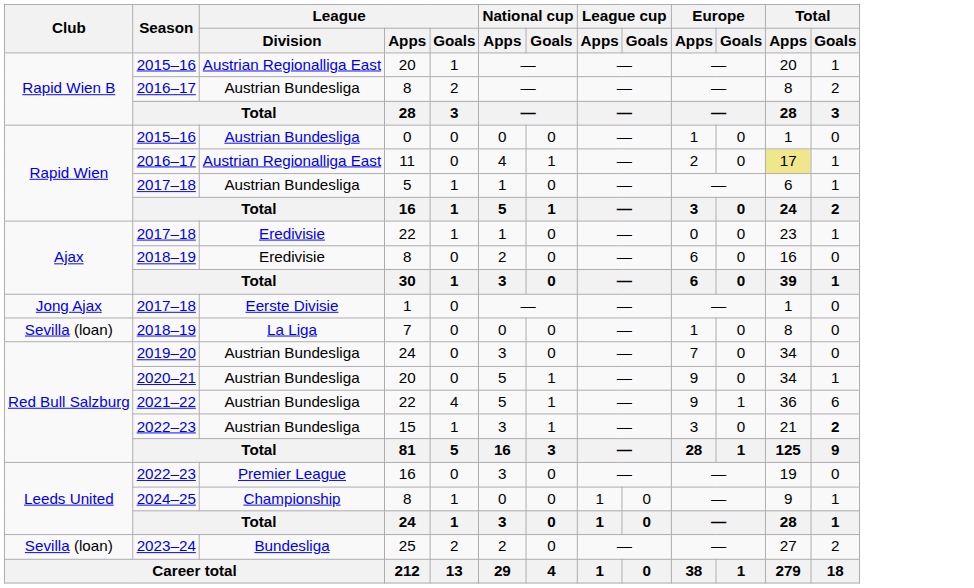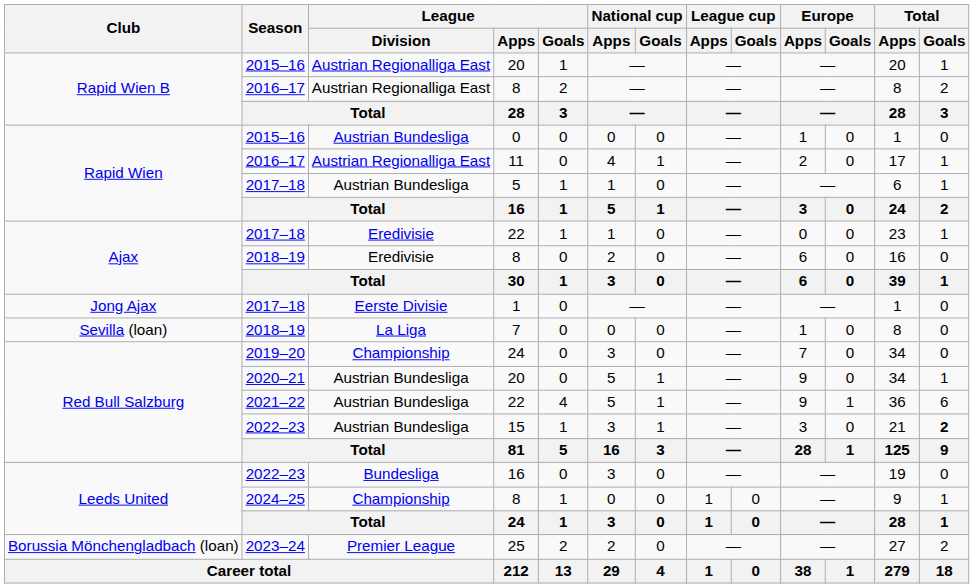(292, 88) Austrian Bundesliga -> (401, 88) Austrian Regionalliga East
(788, 161) khaki background -> (897, 161) no background
(292, 354) Austrian Bundesliga -> (401, 354) Championship
(292, 474) Premier League -> (401, 474) Bundesliga
(69, 546) Sevilla (loan) -> (123, 546) Borussia Mönchengladbach (loan)
(292, 546) Bundesliga -> (401, 546) Premier League
